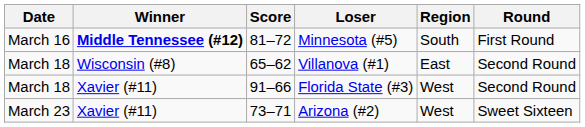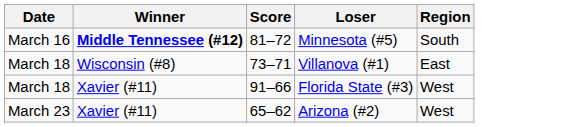- column: (527, 16)
(271, 64) 65–62 -> (271, 64) 73–71
(271, 111) 73–71 -> (271, 111) 65–62
